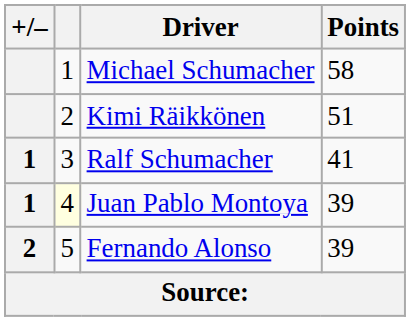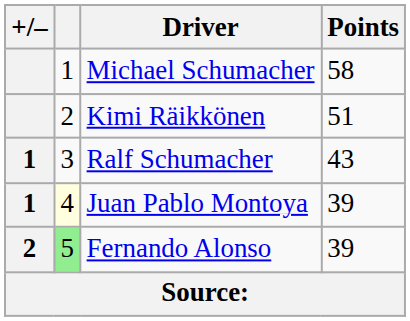(341, 159) 41 -> (341, 159) 43
(67, 248) no background -> (67, 248) lightgreen background
